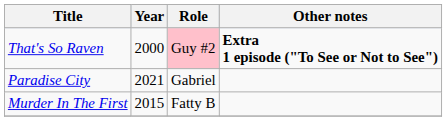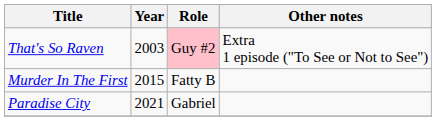(149, 48) 2000 -> (149, 48) 2003
(330, 48) bold -> (325, 48) normal
rows swapped: (68, 103) <-> (49, 80)
